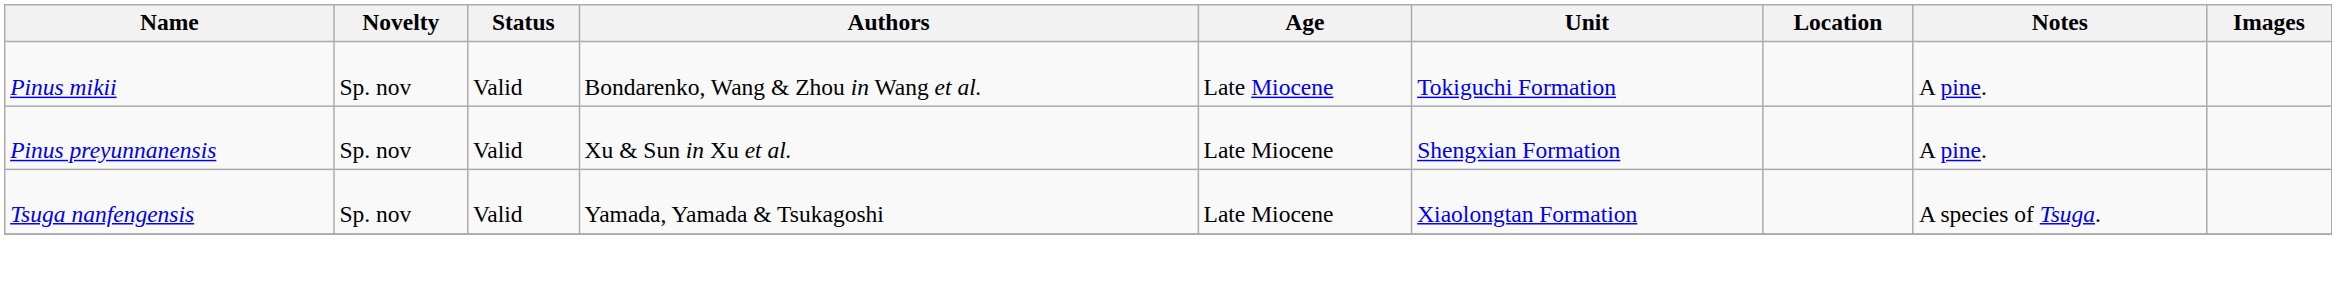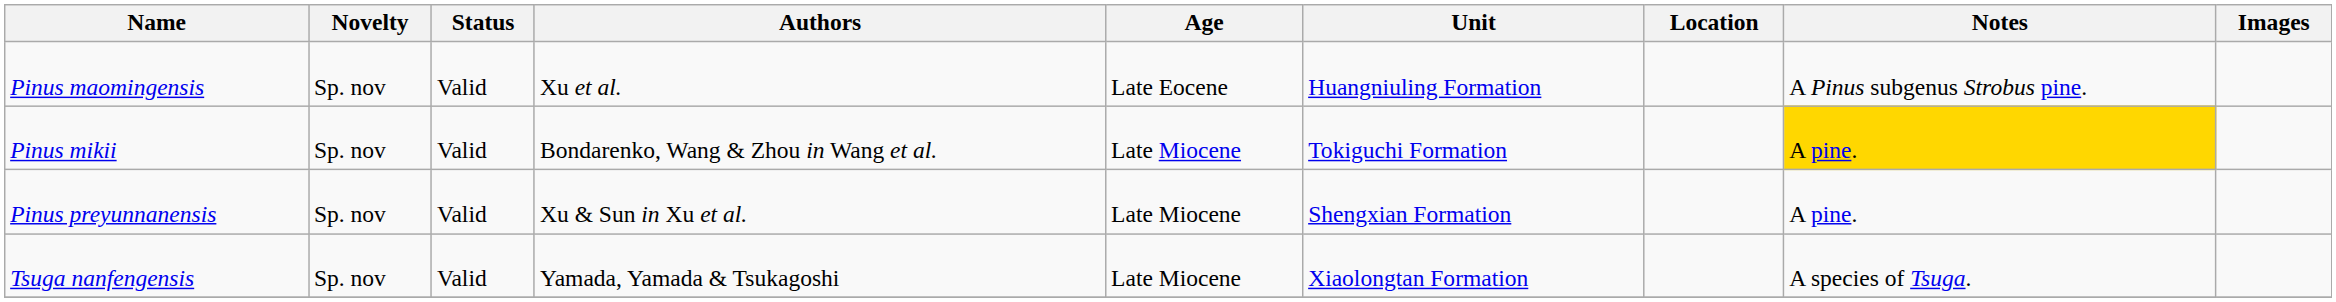+ row: (107, 86)
(1953, 86) no background -> (1823, 150) gold background
